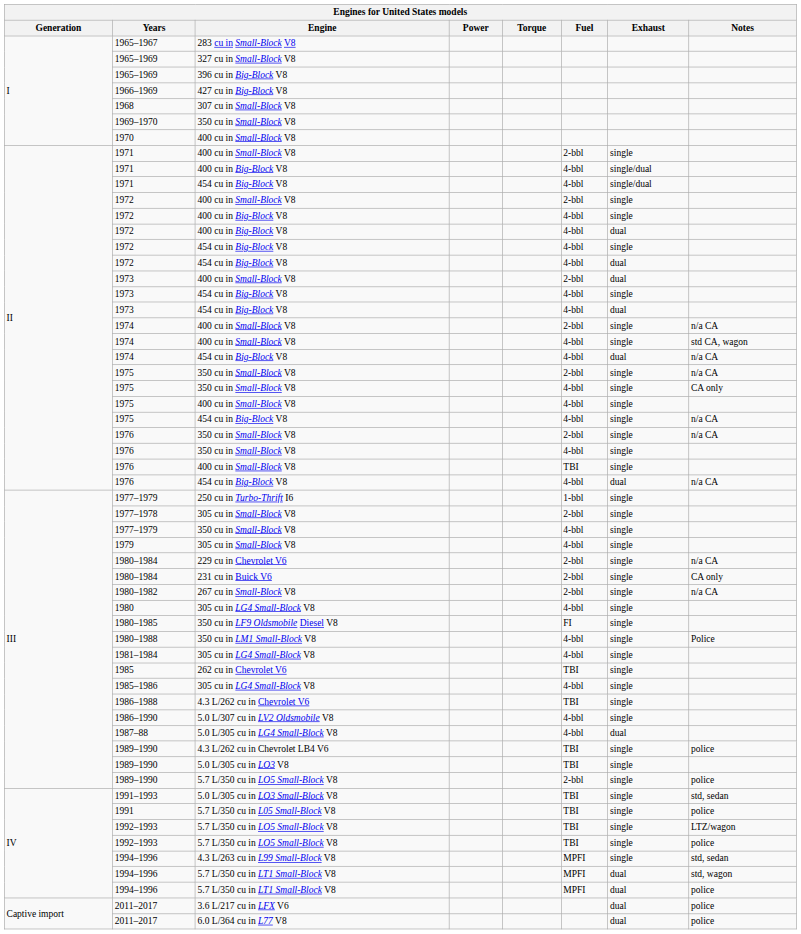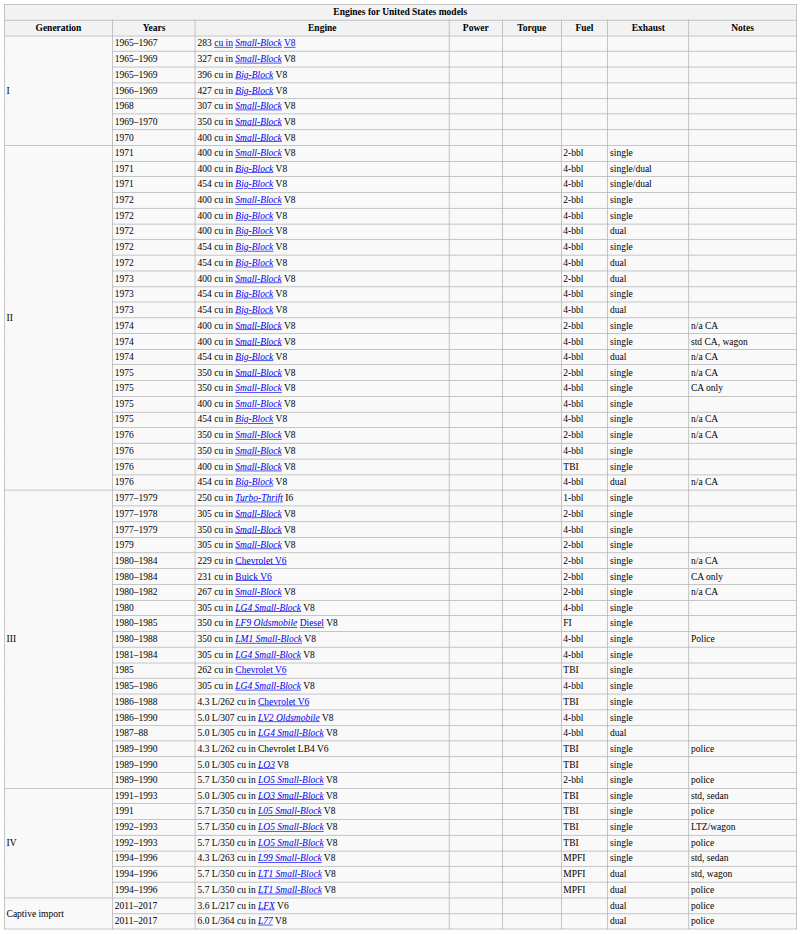(573, 545) 4-bbl -> (573, 545) 2-bbl
